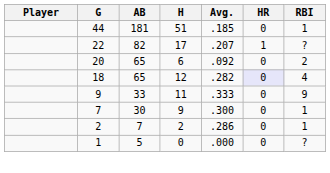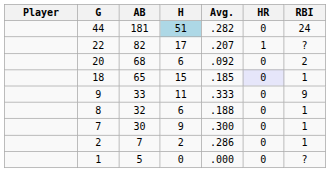(181, 29) no background -> (181, 29) lightblue background
(222, 29) .185 -> (222, 29) .282
(305, 29) 1 -> (305, 29) 24
(140, 61) 65 -> (140, 61) 68
(181, 78) 12 -> (181, 78) 15
(222, 78) .282 -> (222, 78) .185
(305, 78) 4 -> (305, 78) 1
+ row: (98, 110)
